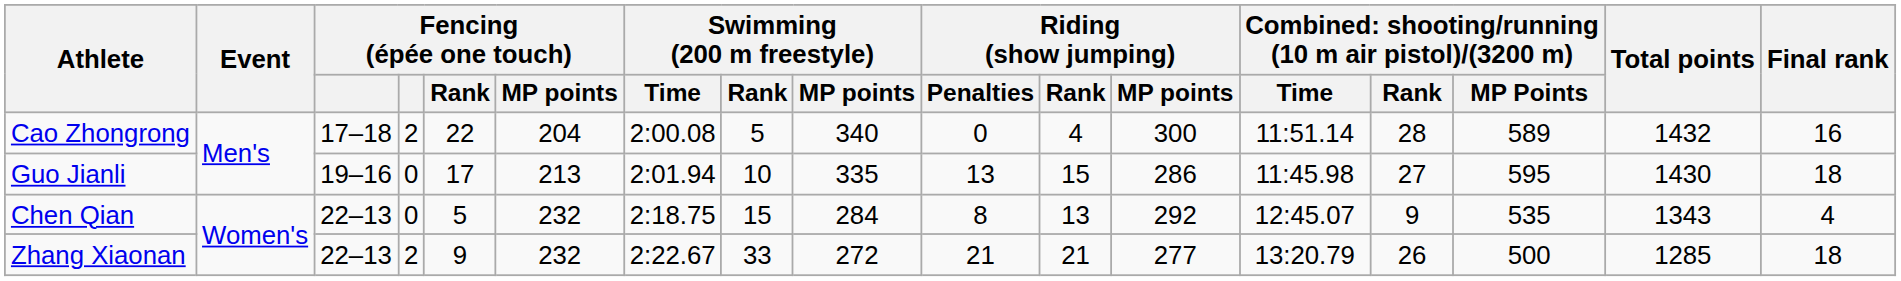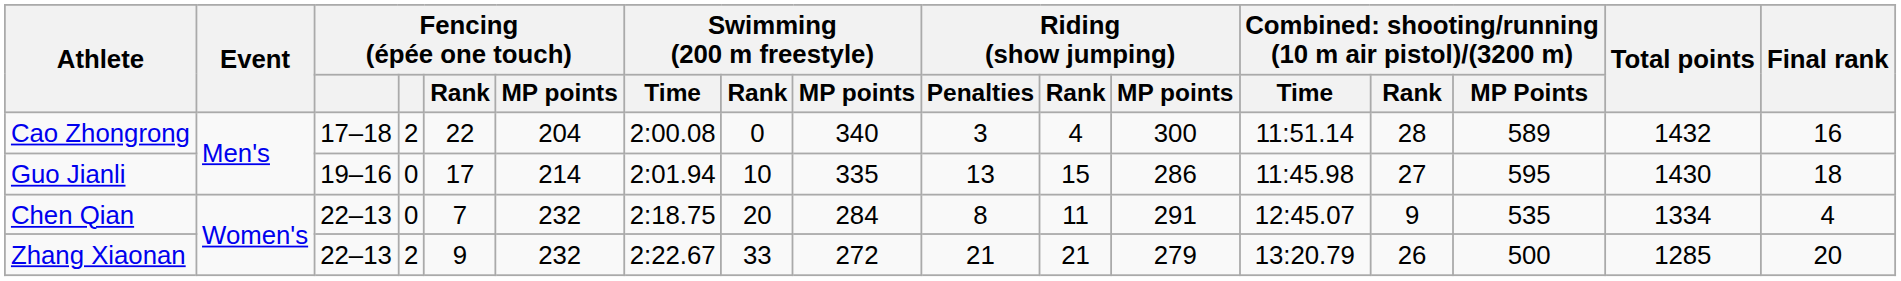(757, 133) 5 -> (757, 133) 0
(980, 133) 0 -> (980, 133) 3
(560, 174) 213 -> (560, 174) 214
(460, 215) 5 -> (460, 215) 7
(757, 215) 15 -> (757, 215) 20
(1076, 215) 13 -> (1076, 215) 11
(1175, 215) 292 -> (1175, 215) 291
(1683, 215) 1343 -> (1683, 215) 1334
(1175, 256) 277 -> (1175, 256) 279
(1828, 256) 18 -> (1828, 256) 20
